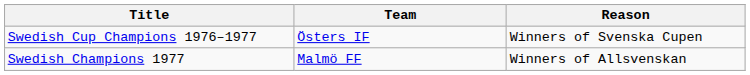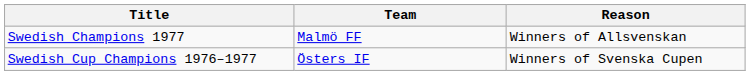rows swapped: (96, 59) <-> (132, 37)
